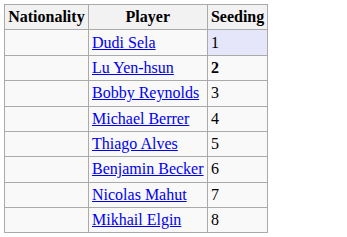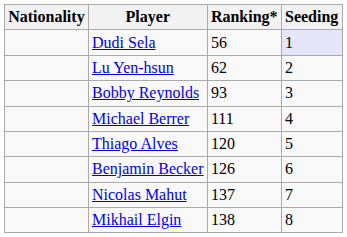+ column: (244, 17)
(215, 67) bold -> (289, 67) normal
